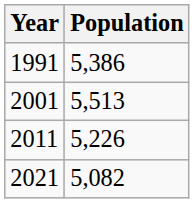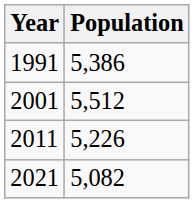(98, 100) 5,513 -> (98, 100) 5,512
